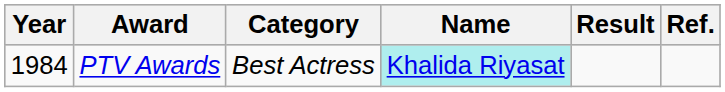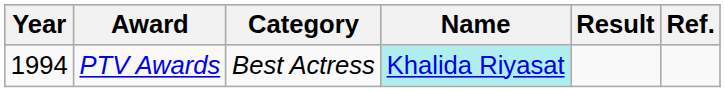(39, 65) 1984 -> (39, 65) 1994
